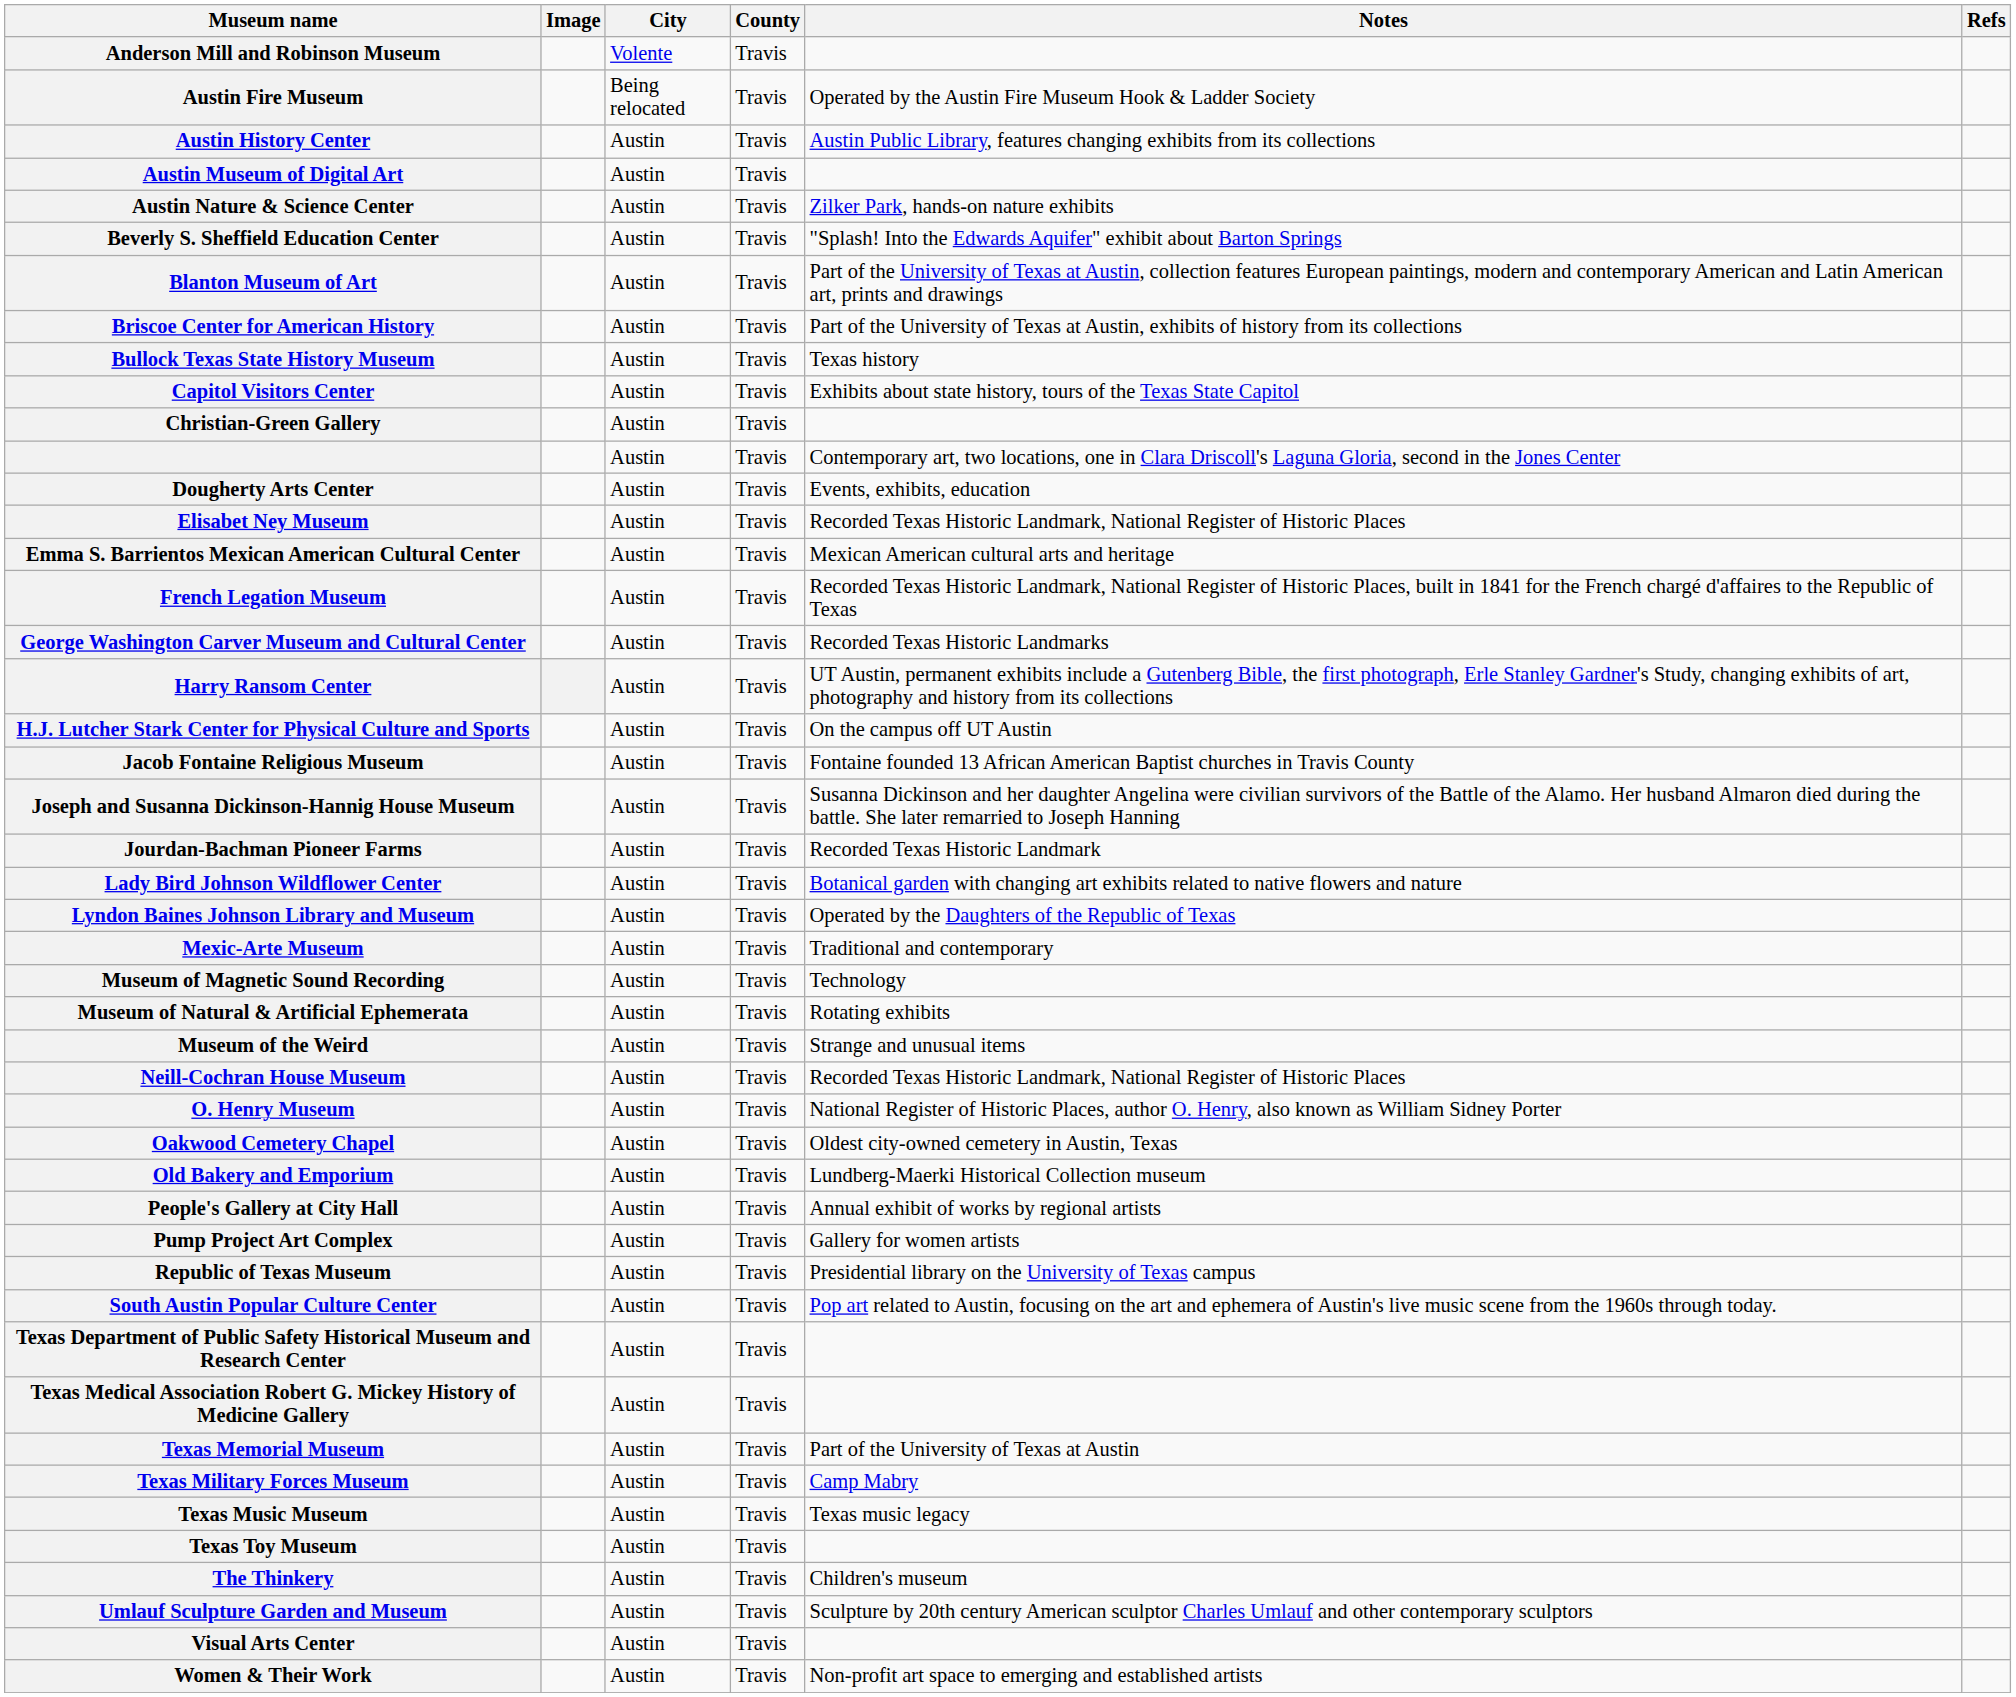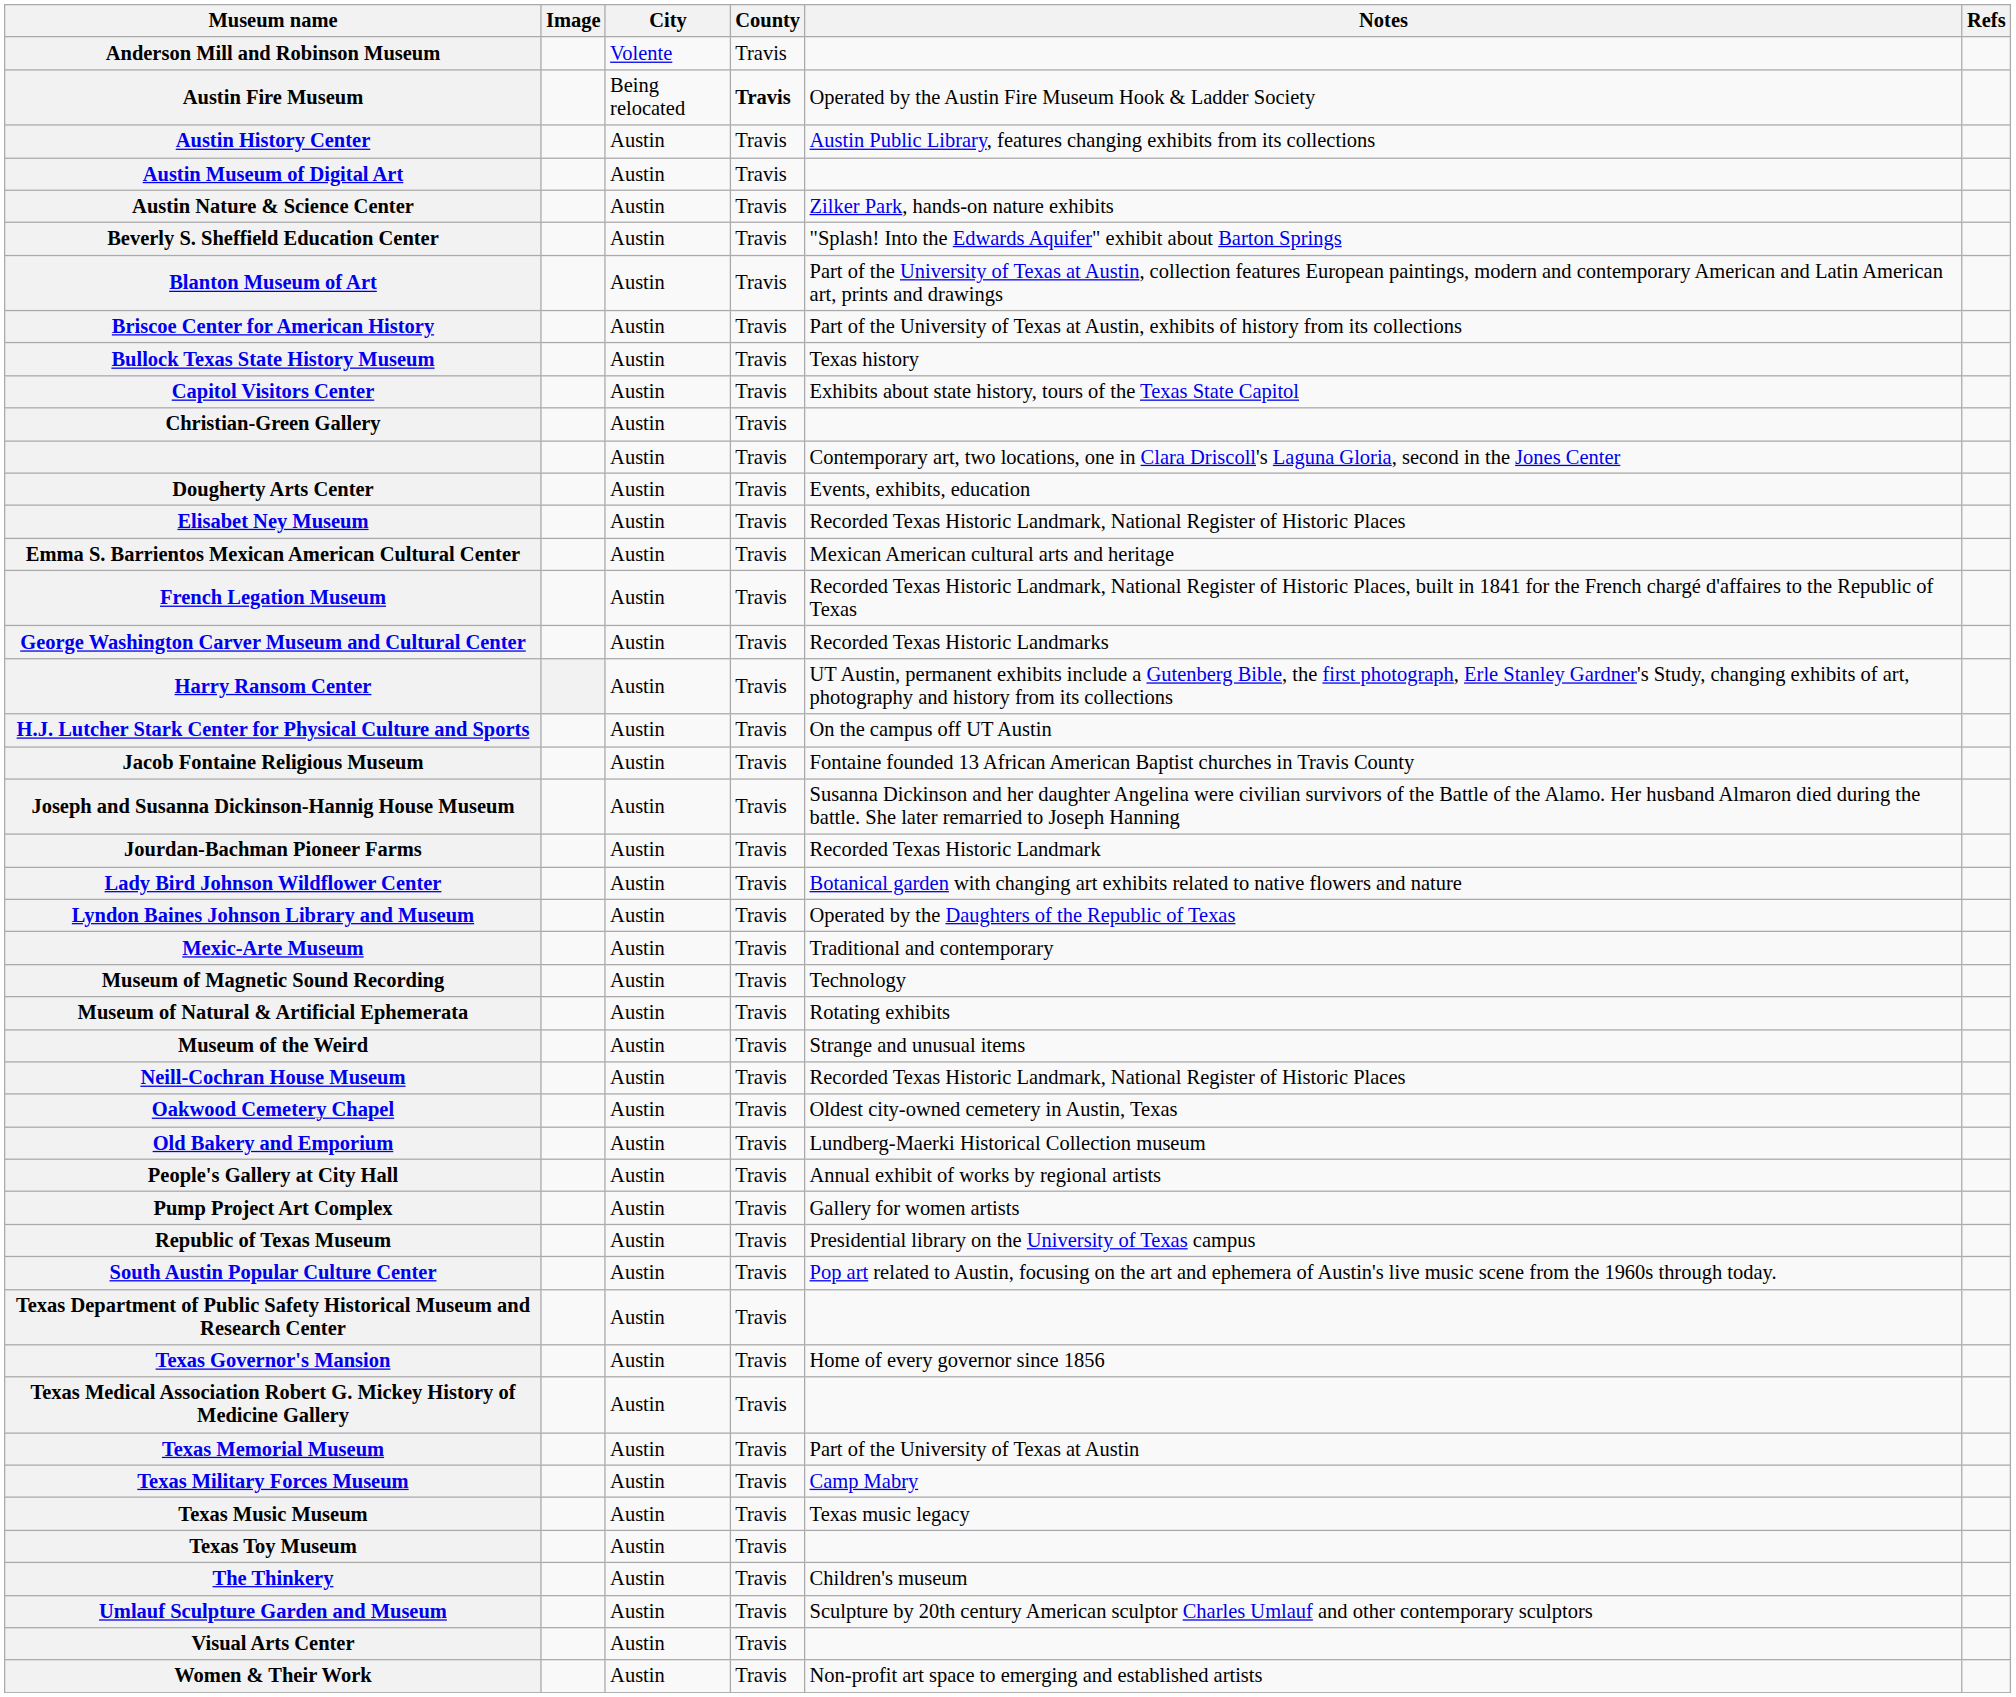(761, 97) normal -> (763, 97) bold
- row: (273, 1110)
+ row: (273, 1360)
